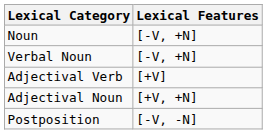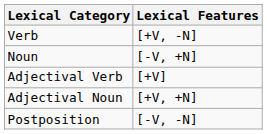+ row: (23, 36)
- row: (50, 56)
